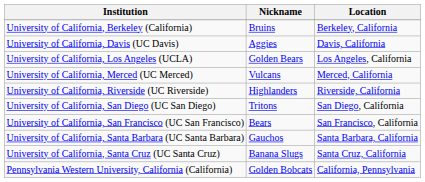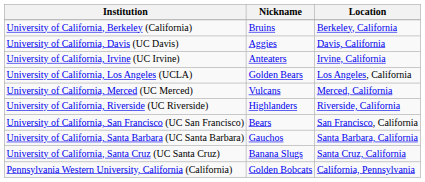+ row: (93, 59)
- row: (111, 106)
